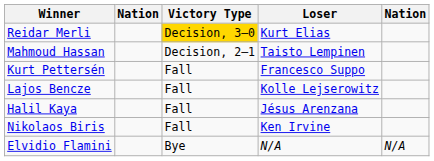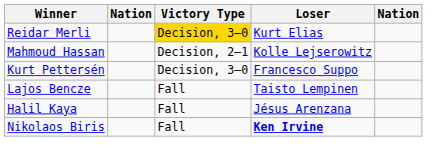(313, 52) Taisto Lempinen -> (313, 52) Kolle Lejserowitz
(178, 70) Fall -> (203, 70) Decision, 3–0
(320, 89) Kolle Lejserowitz -> (306, 89) Taisto Lempinen
(295, 127) normal -> (288, 127) bold
- row: (59, 146)
